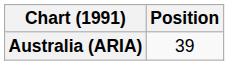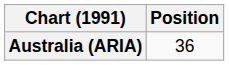(185, 45) 39 -> (185, 45) 36
